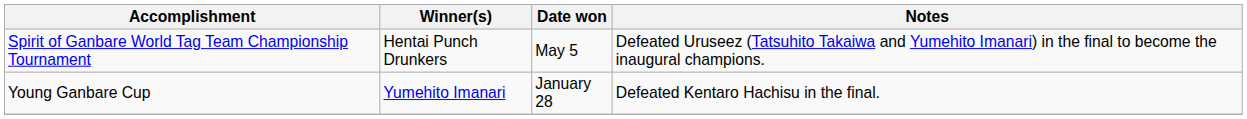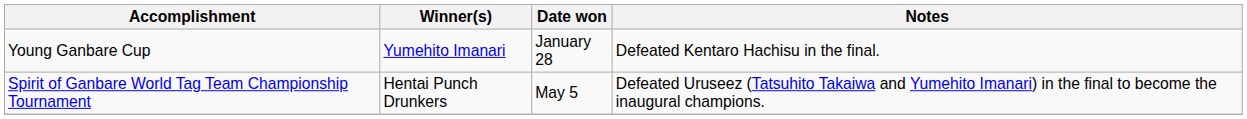rows swapped: (79, 93) <-> (178, 50)
